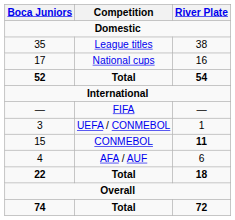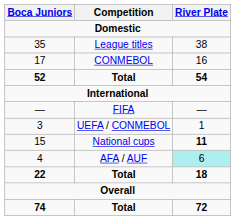(124, 61) National cups -> (124, 61) CONMEBOL
(124, 142) CONMEBOL -> (124, 142) National cups
(202, 158) no background -> (202, 158) paleturquoise background
